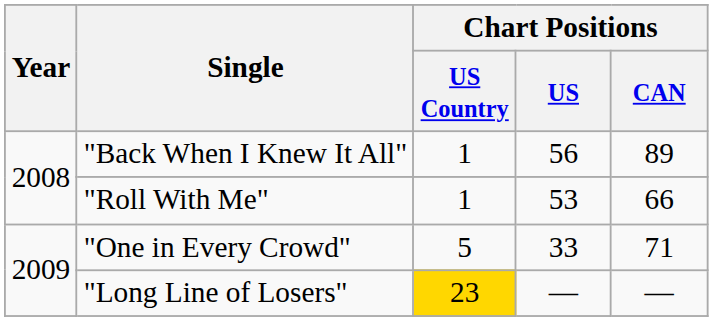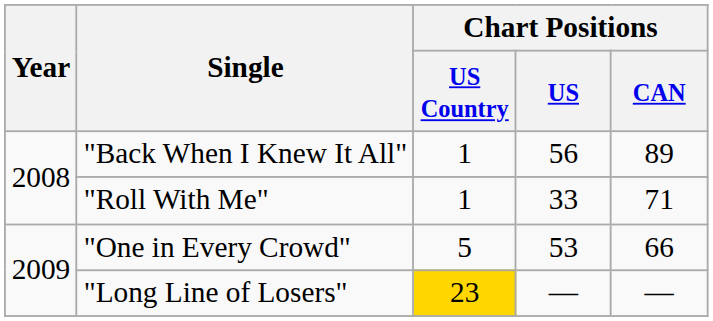(563, 199) 53 -> (563, 199) 33
(659, 199) 66 -> (659, 199) 71
(563, 246) 33 -> (563, 246) 53
(659, 246) 71 -> (659, 246) 66
